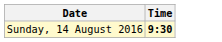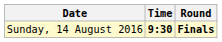+ column: (196, 13)
